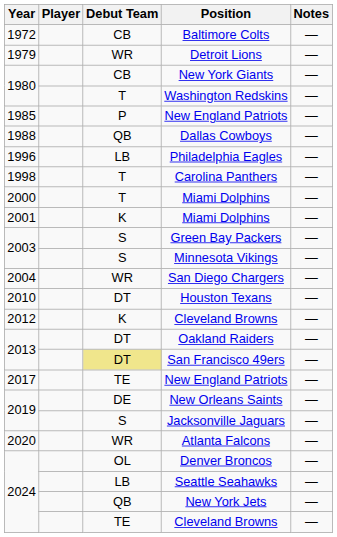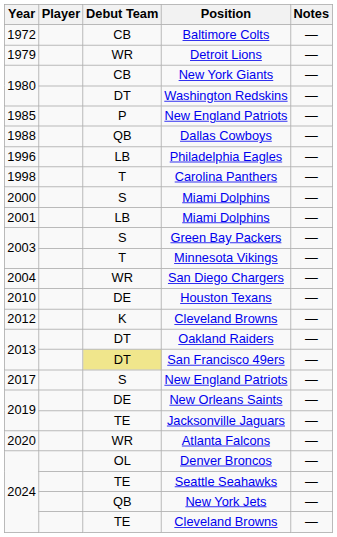(122, 95) T -> (122, 95) DT
(122, 197) T -> (122, 197) S
(122, 217) K -> (122, 217) LB
(122, 258) S -> (122, 258) T
(122, 298) DT -> (122, 298) DE
(122, 380) TE -> (122, 380) S
(122, 420) S -> (122, 420) TE
(122, 481) LB -> (122, 481) TE
